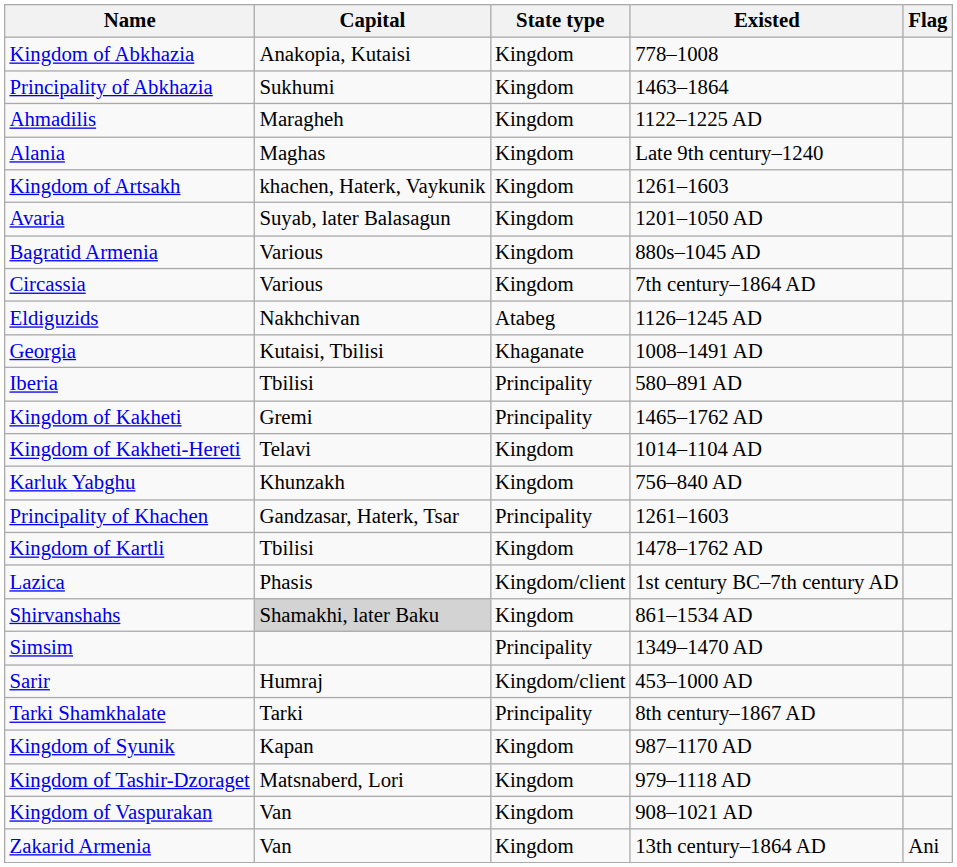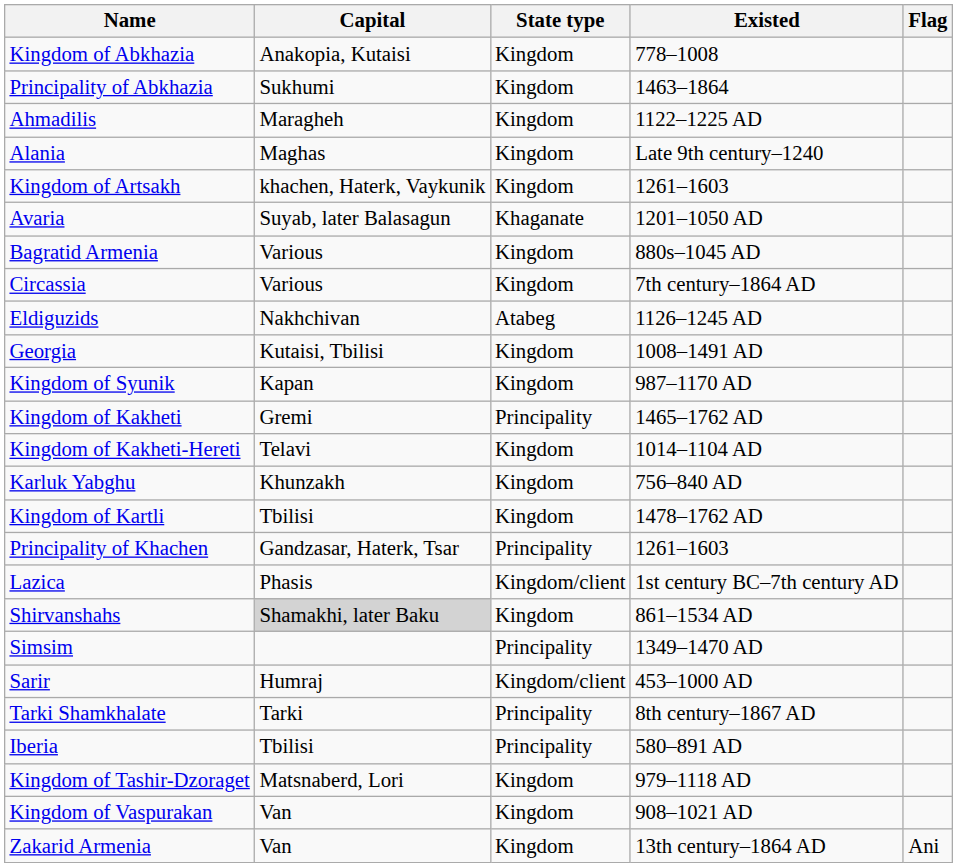(534, 218) Kingdom -> (539, 218) Khaganate
(539, 350) Khaganate -> (534, 350) Kingdom
rows swapped: (34, 383) <-> (92, 746)
rows swapped: (87, 548) <-> (109, 515)
